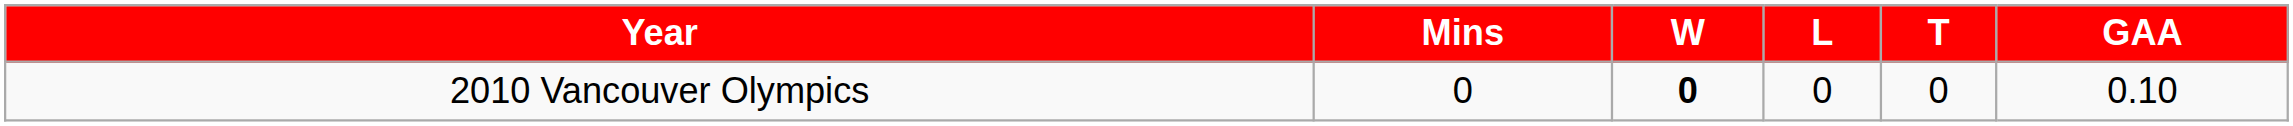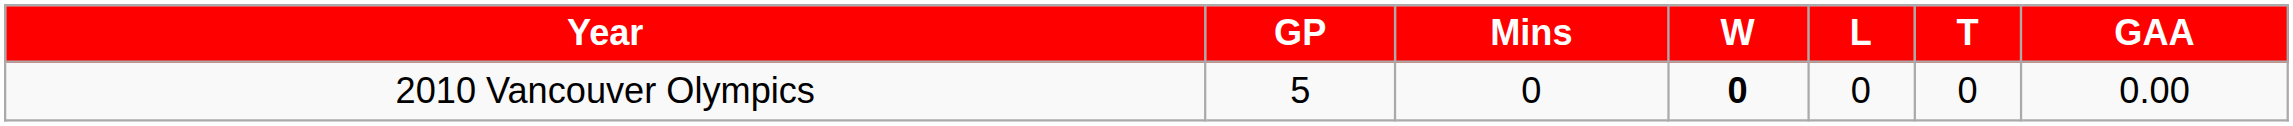+ column: (1300, 33)
(2142, 90) 0.10 -> (2155, 90) 0.00
